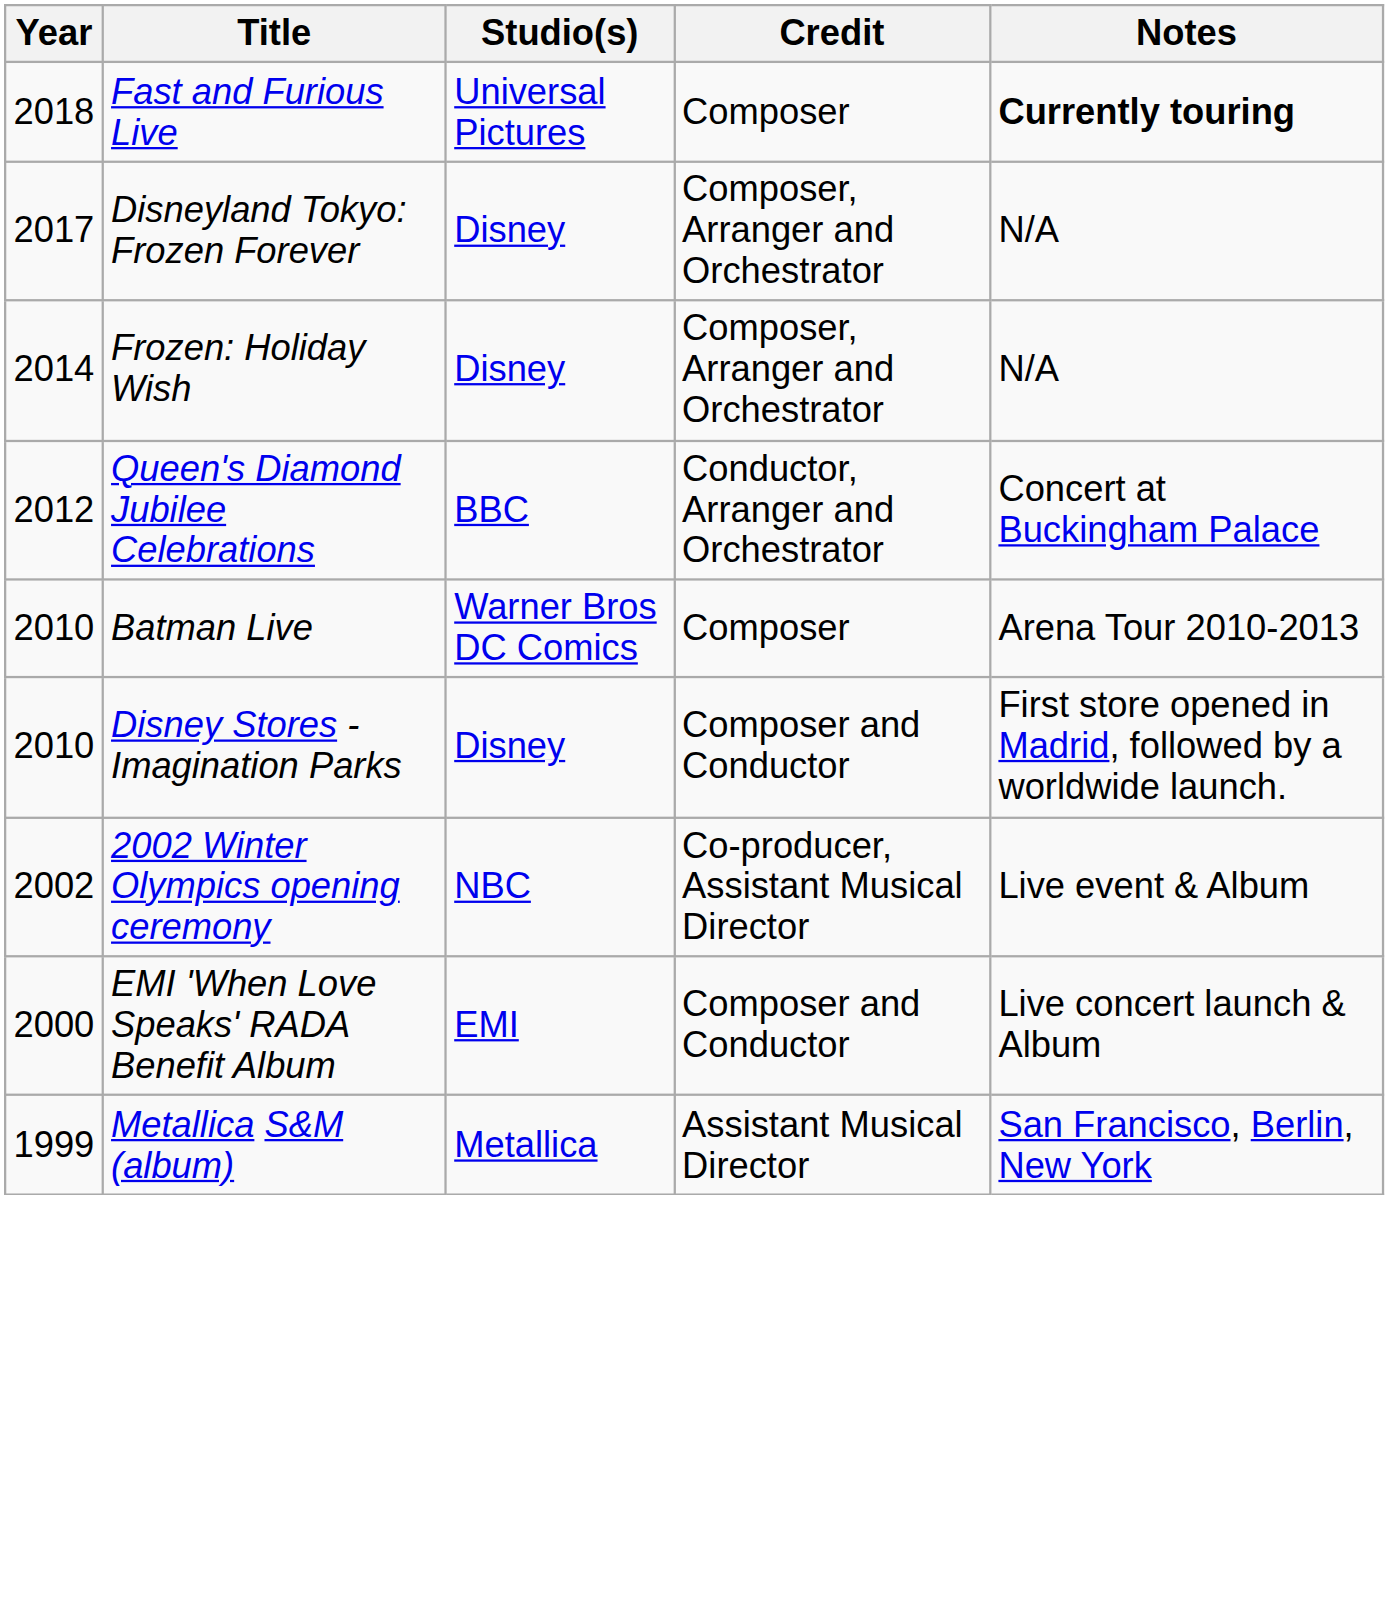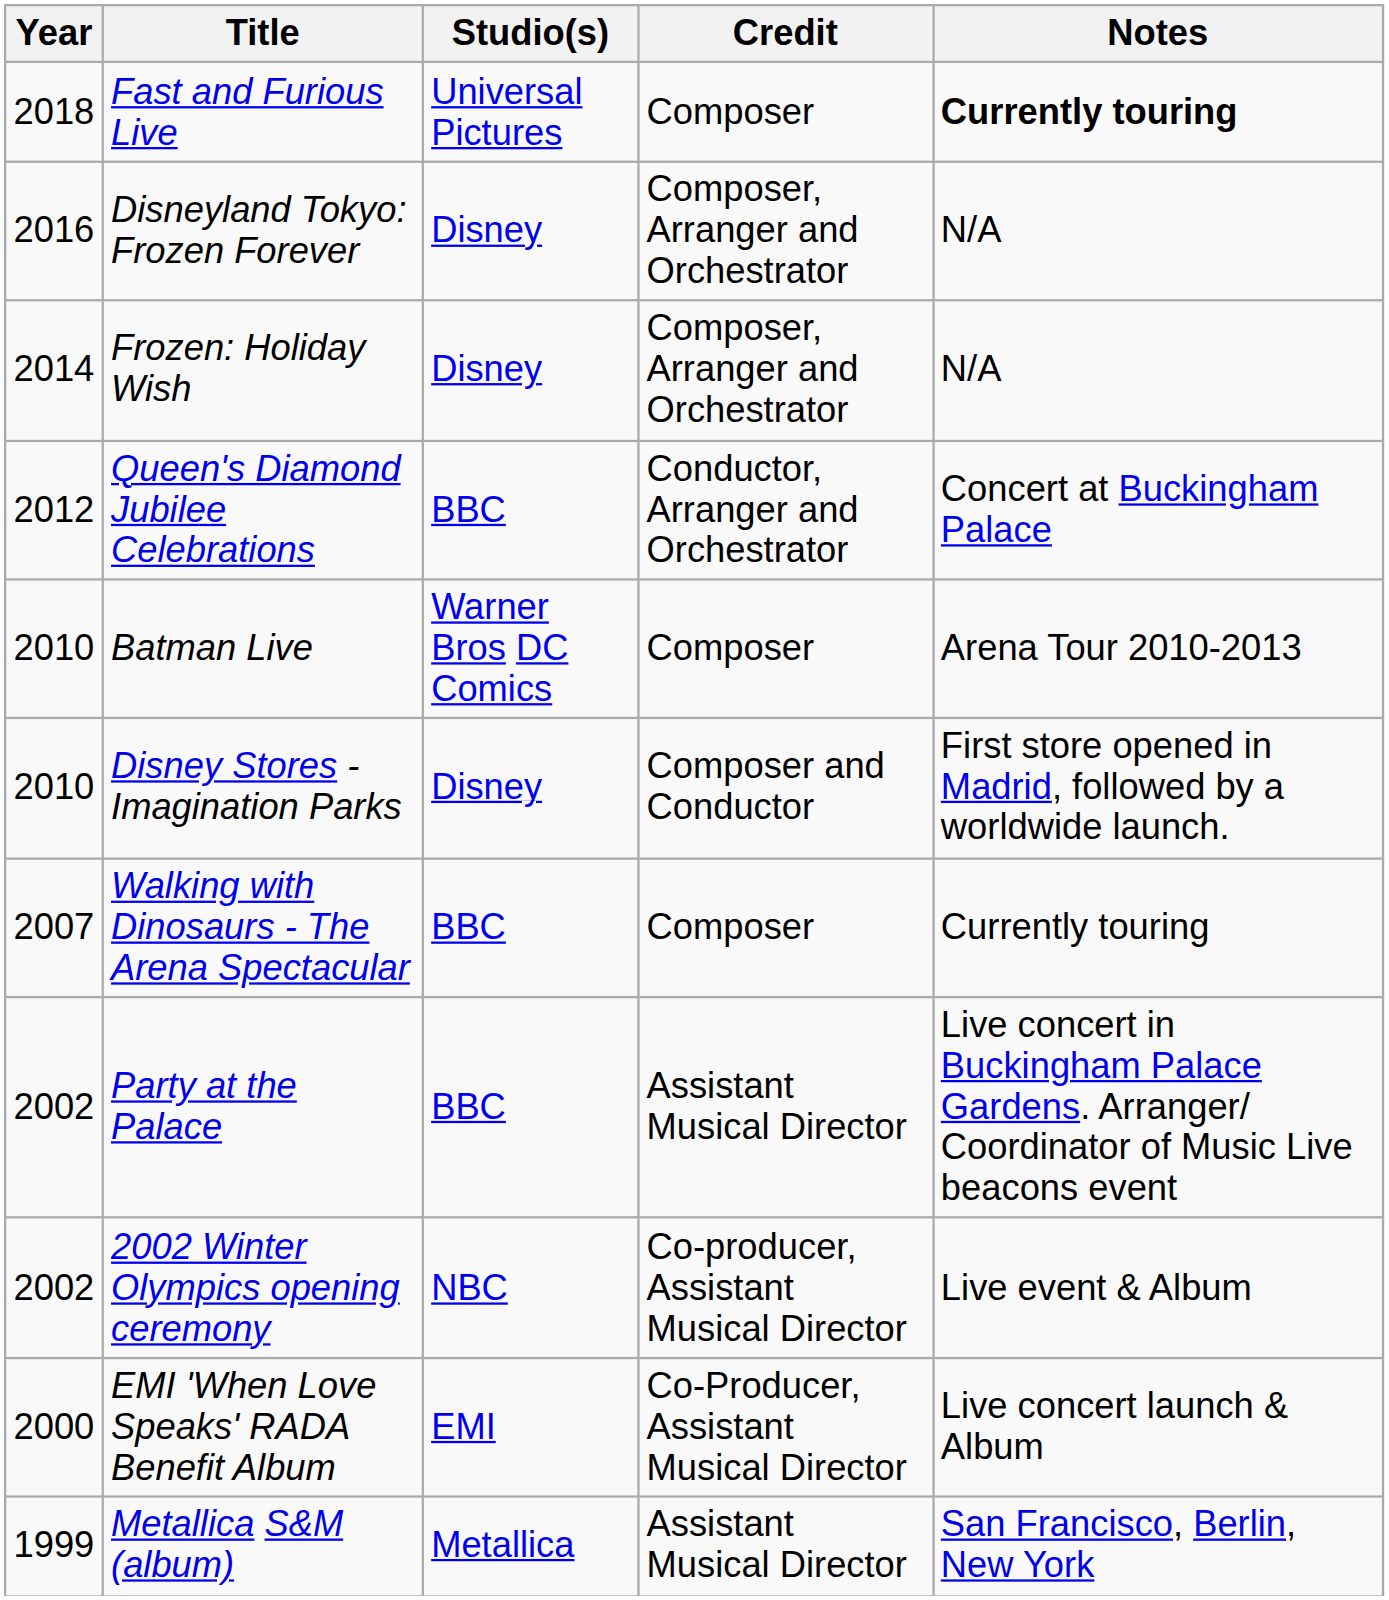(54, 230) 2017 -> (54, 230) 2016
+ row: (260, 926)
+ row: (204, 1107)
(801, 1025) Composer and Conductor -> (777, 1426) Co-Producer, Assistant Musical Director
